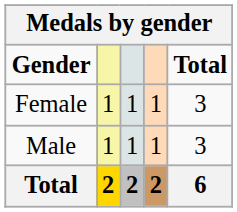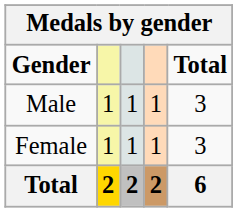rows swapped: (51, 145) <-> (51, 104)
